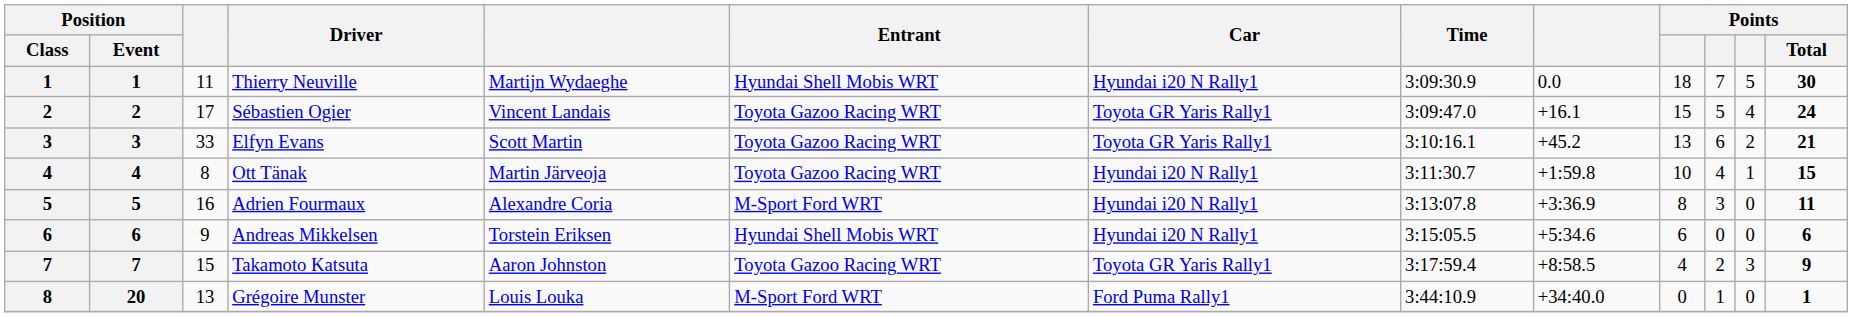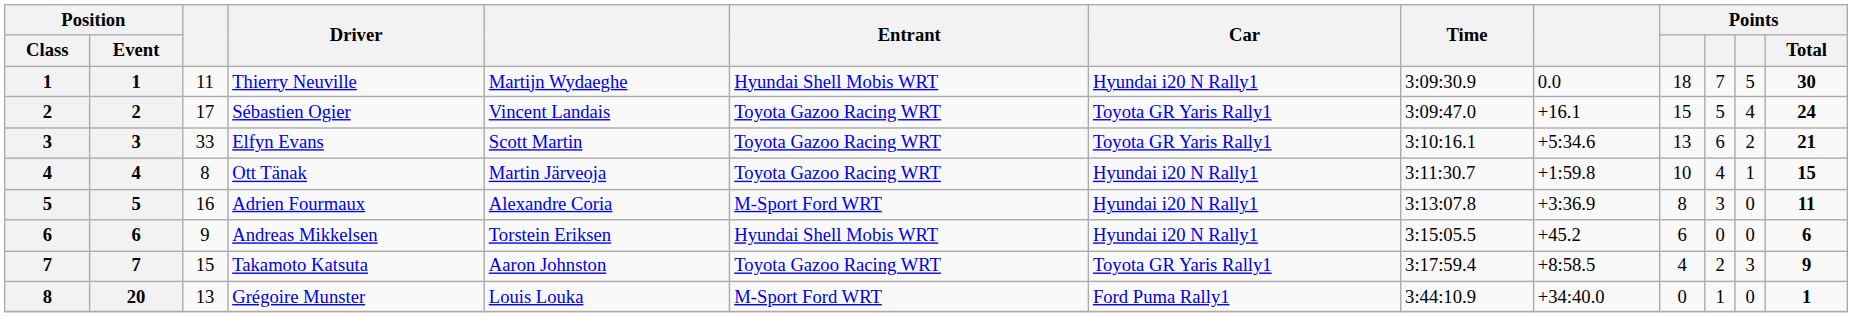(1559, 142) +45.2 -> (1567, 142) +5:34.6
(1567, 234) +5:34.6 -> (1559, 234) +45.2
